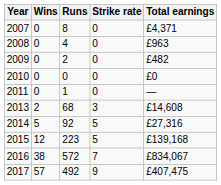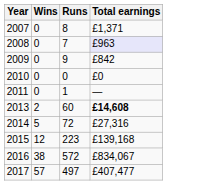- column: (117, 12)
(162, 28) £4,371 -> (108, 28) £1,371
(65, 44) 4 -> (65, 44) 7
(157, 44) no background -> (103, 44) lavender background
(65, 60) 2 -> (65, 60) 9
(157, 60) £482 -> (103, 60) £842
(68, 108) 68 -> (68, 108) 60
(164, 108) normal -> (110, 108) bold
(68, 124) 92 -> (68, 124) 72
(71, 172) 492 -> (71, 172) 497
(167, 172) £407,475 -> (113, 172) £407,477
